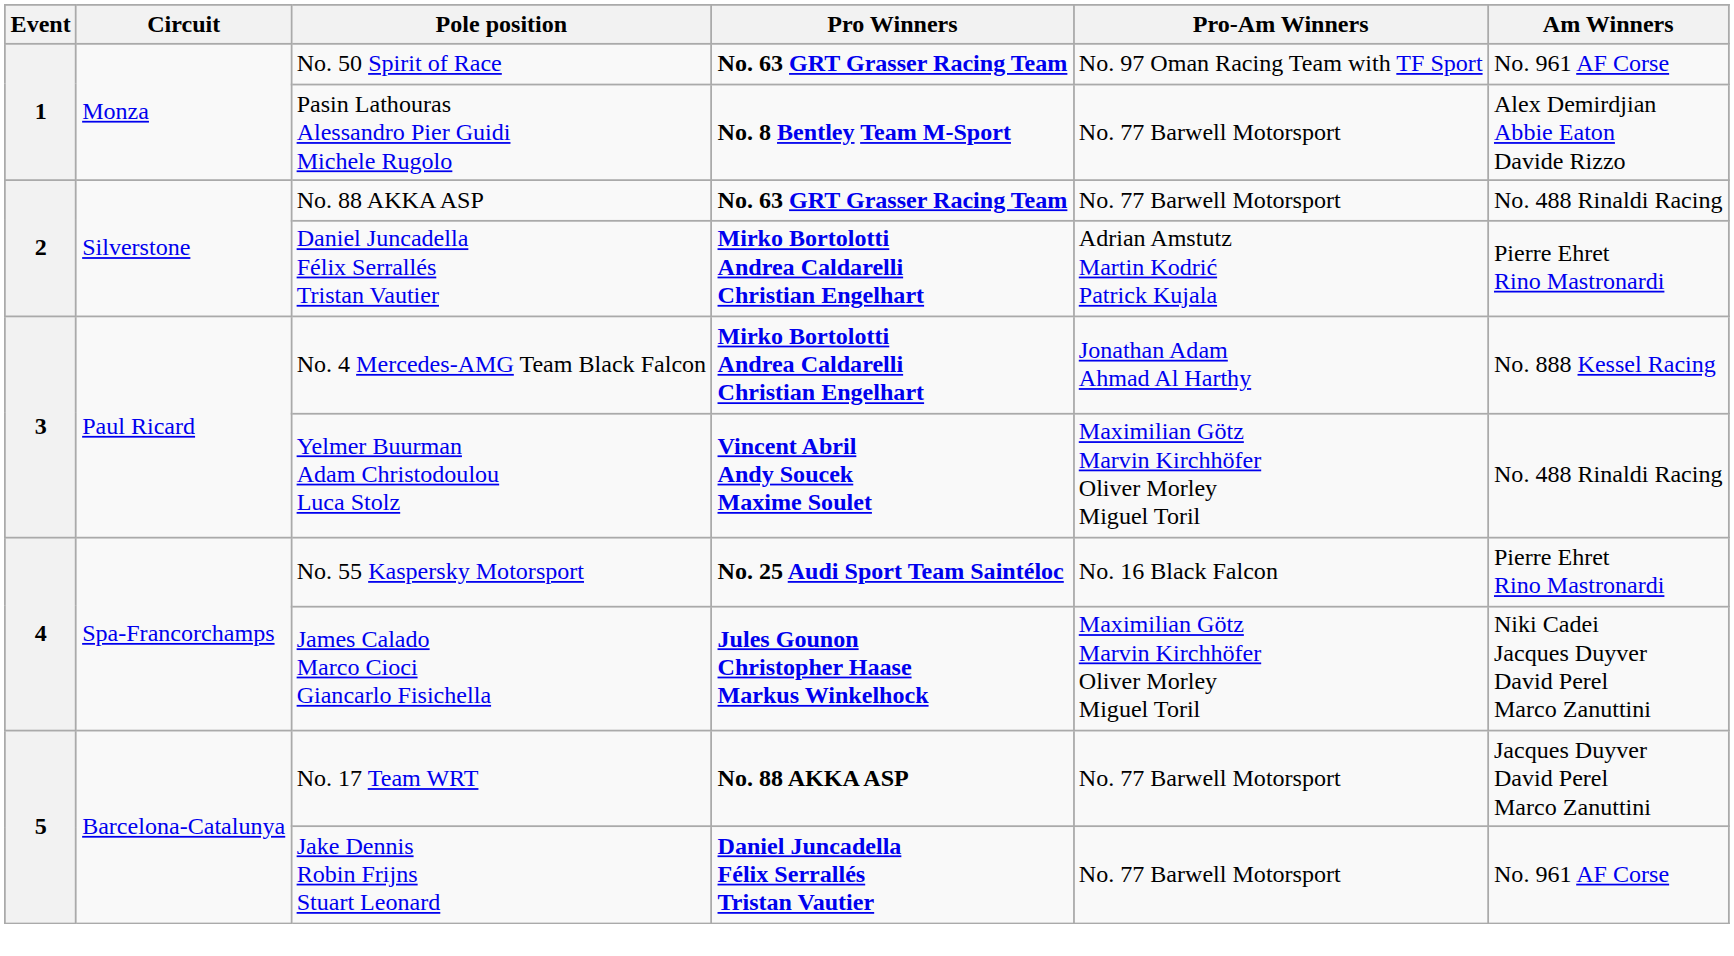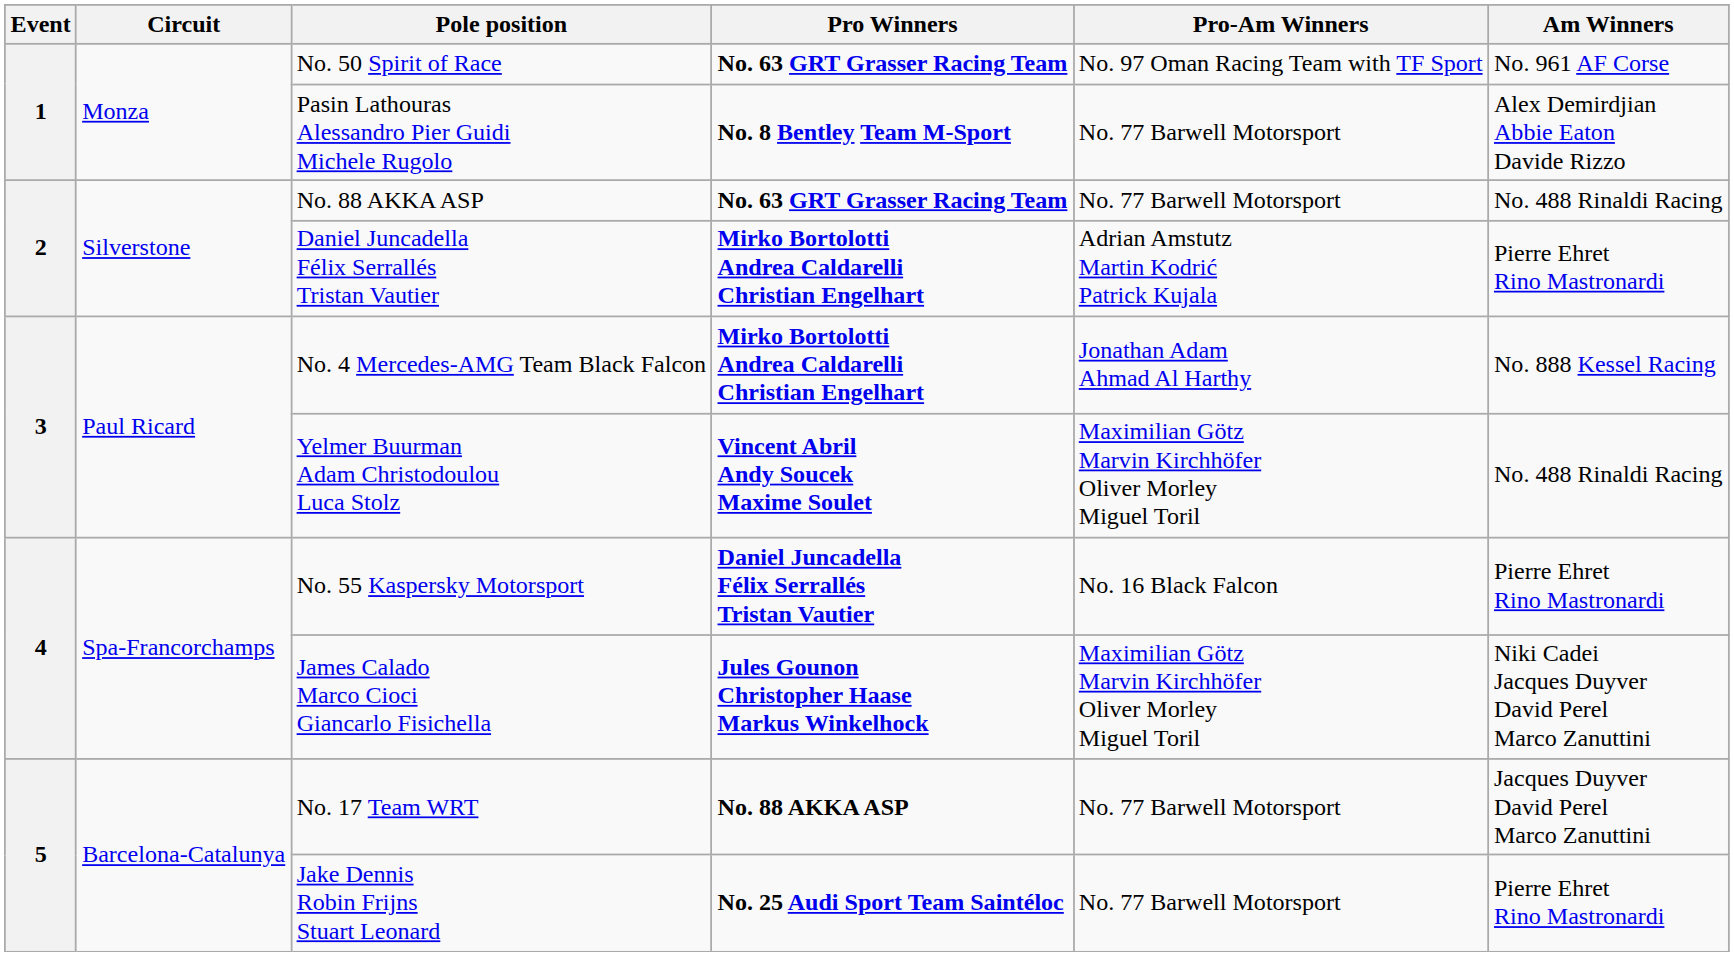(891, 570) No. 25 Audi Sport Team Saintéloc -> (809, 585) Daniel Juncadella Félix Serrallés Tristan Vautier
(809, 874) Daniel Juncadella Félix Serrallés Tristan Vautier -> (891, 902) No. 25 Audi Sport Team Saintéloc
(1582, 874) No. 961 AF Corse -> (1579, 902) Pierre Ehret Rino Mastronardi
